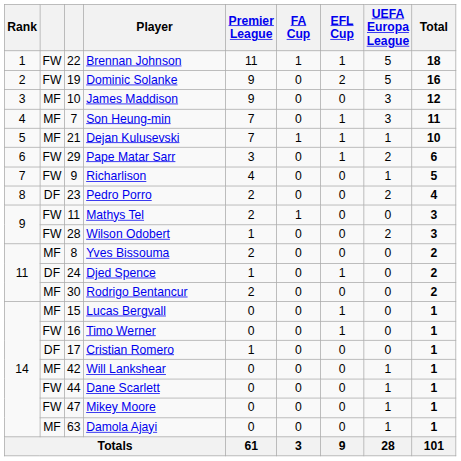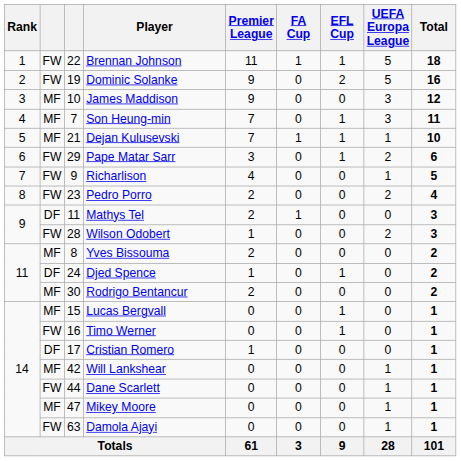(52, 195) DF -> (52, 195) FW
(52, 215) FW -> (52, 215) DF
(52, 407) FW -> (52, 407) MF
(52, 427) MF -> (52, 427) FW
